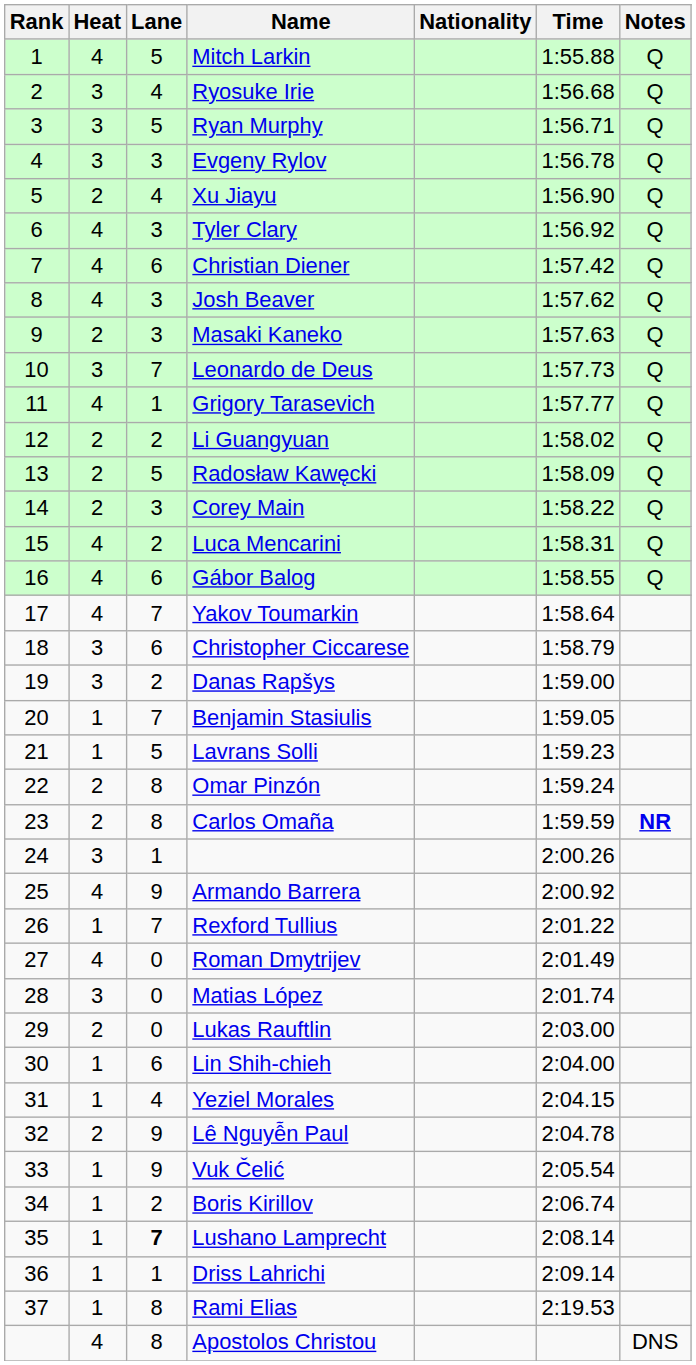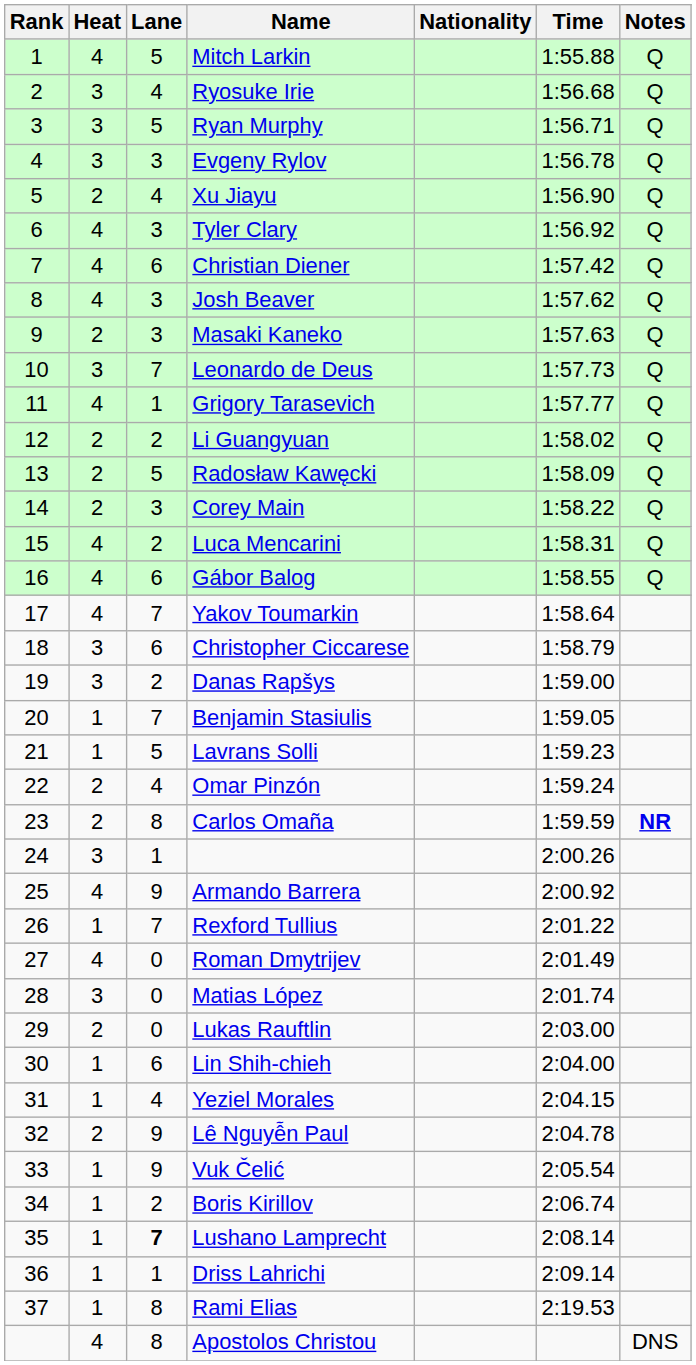(157, 786) 8 -> (157, 786) 4
